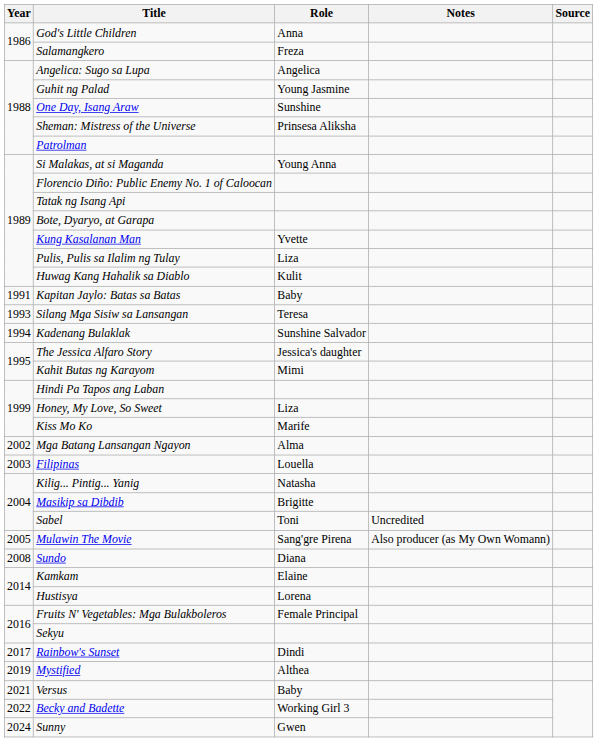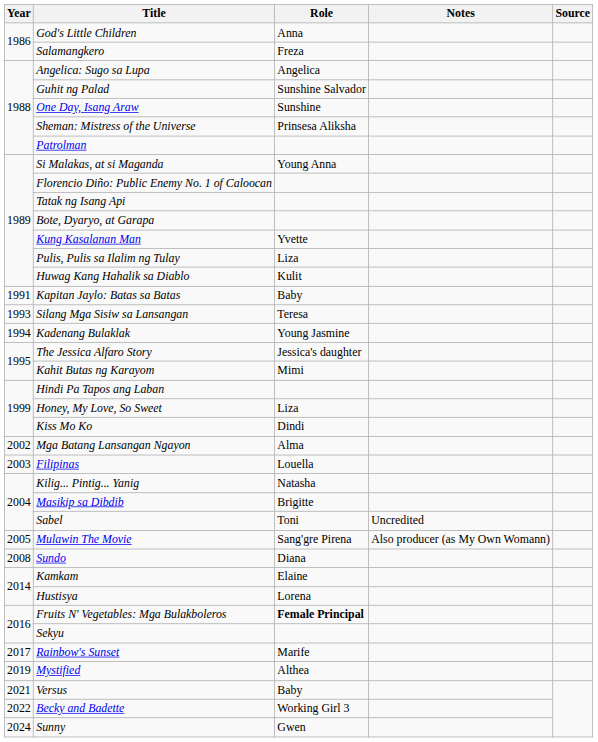(313, 88) Young Jasmine -> (322, 88) Sunshine Salvador
(322, 333) Sunshine Salvador -> (313, 333) Young Jasmine
(293, 426) Marife -> (291, 426) Dindi
(318, 614) normal -> (321, 614) bold
(291, 652) Dindi -> (293, 652) Marife
